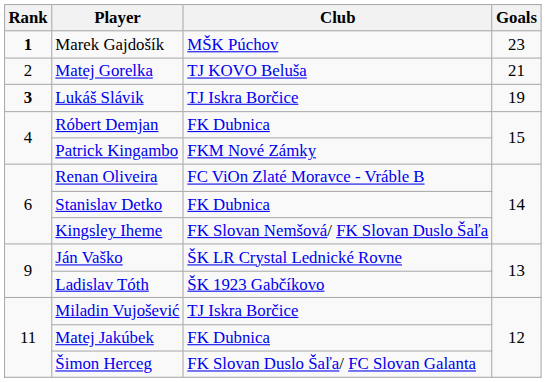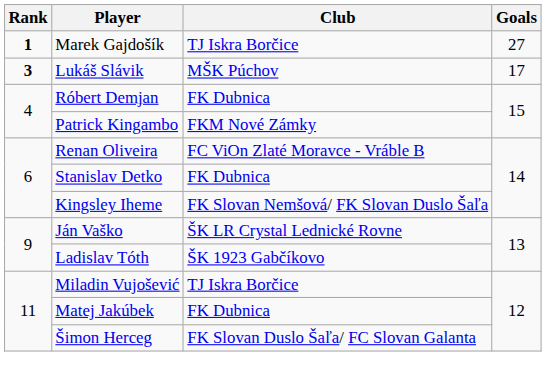(233, 44) MŠK Púchov -> (243, 44) TJ Iskra Borčice
(516, 44) 23 -> (516, 44) 27
- row: (104, 71)
(243, 97) TJ Iskra Borčice -> (233, 71) MŠK Púchov
(516, 97) 19 -> (516, 71) 17
